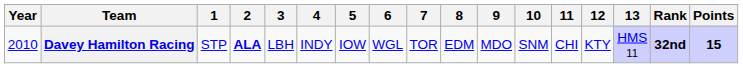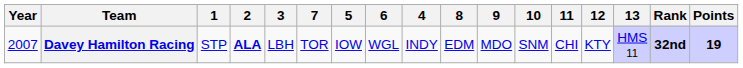columns swapped: (316, 16) <-> (424, 16)
(23, 44) 2010 -> (23, 44) 2007
(714, 44) 15 -> (714, 44) 19
